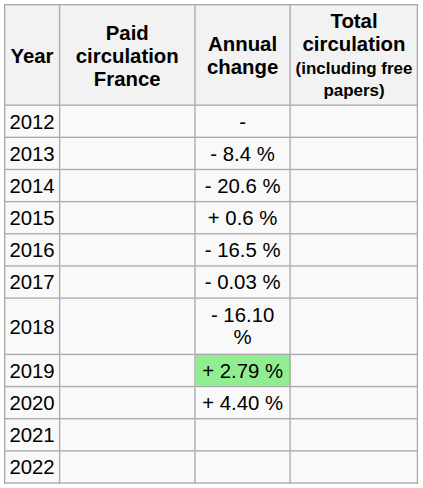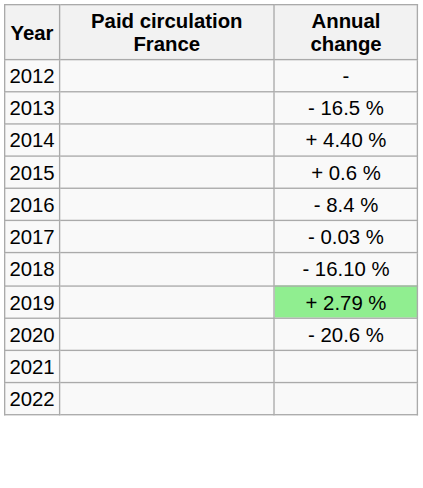- column: (354, 55)
(243, 154) - 8.4 % -> (346, 108) - 16.5 %
(243, 186) - 20.6 % -> (346, 140) + 4.40 %
(243, 251) - 16.5 % -> (346, 205) - 8.4 %
(243, 402) + 4.40 % -> (346, 334) - 20.6 %
